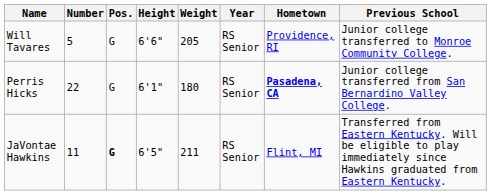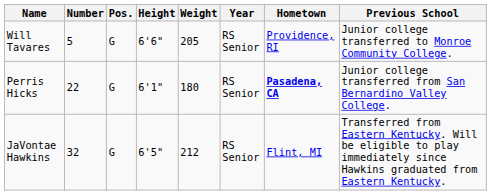(73, 152) 11 -> (73, 152) 32
(112, 152) bold -> (112, 152) normal
(190, 152) 211 -> (190, 152) 212
